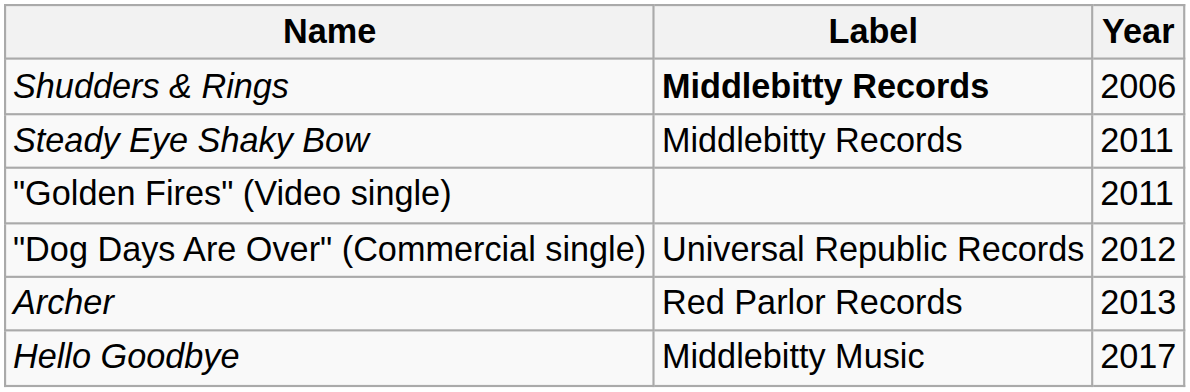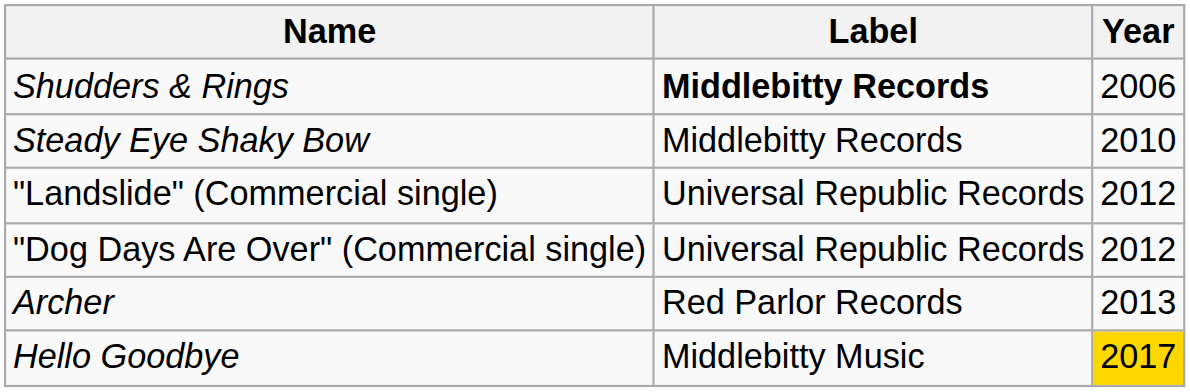(1137, 140) 2011 -> (1138, 140) 2010
- row: (232, 194)
+ row: (255, 194)
(1138, 357) no background -> (1138, 357) gold background
